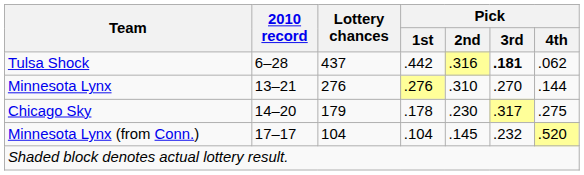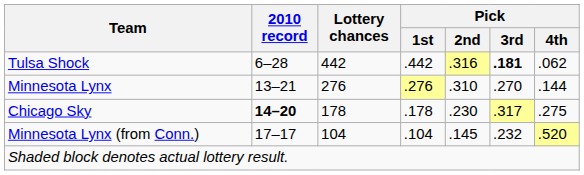(334, 63) 437 -> (334, 63) 442
(276, 110) normal -> (276, 110) bold
(334, 110) 179 -> (334, 110) 178
